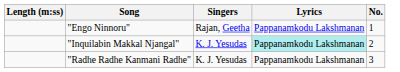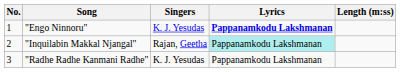columns swapped: (376, 12) <-> (35, 12)
(223, 28) Rajan, Geetha -> (179, 28) K. J. Yesudas
(309, 28) normal -> (272, 28) bold
(221, 44) K. J. Yesudas -> (180, 44) Rajan, Geetha
